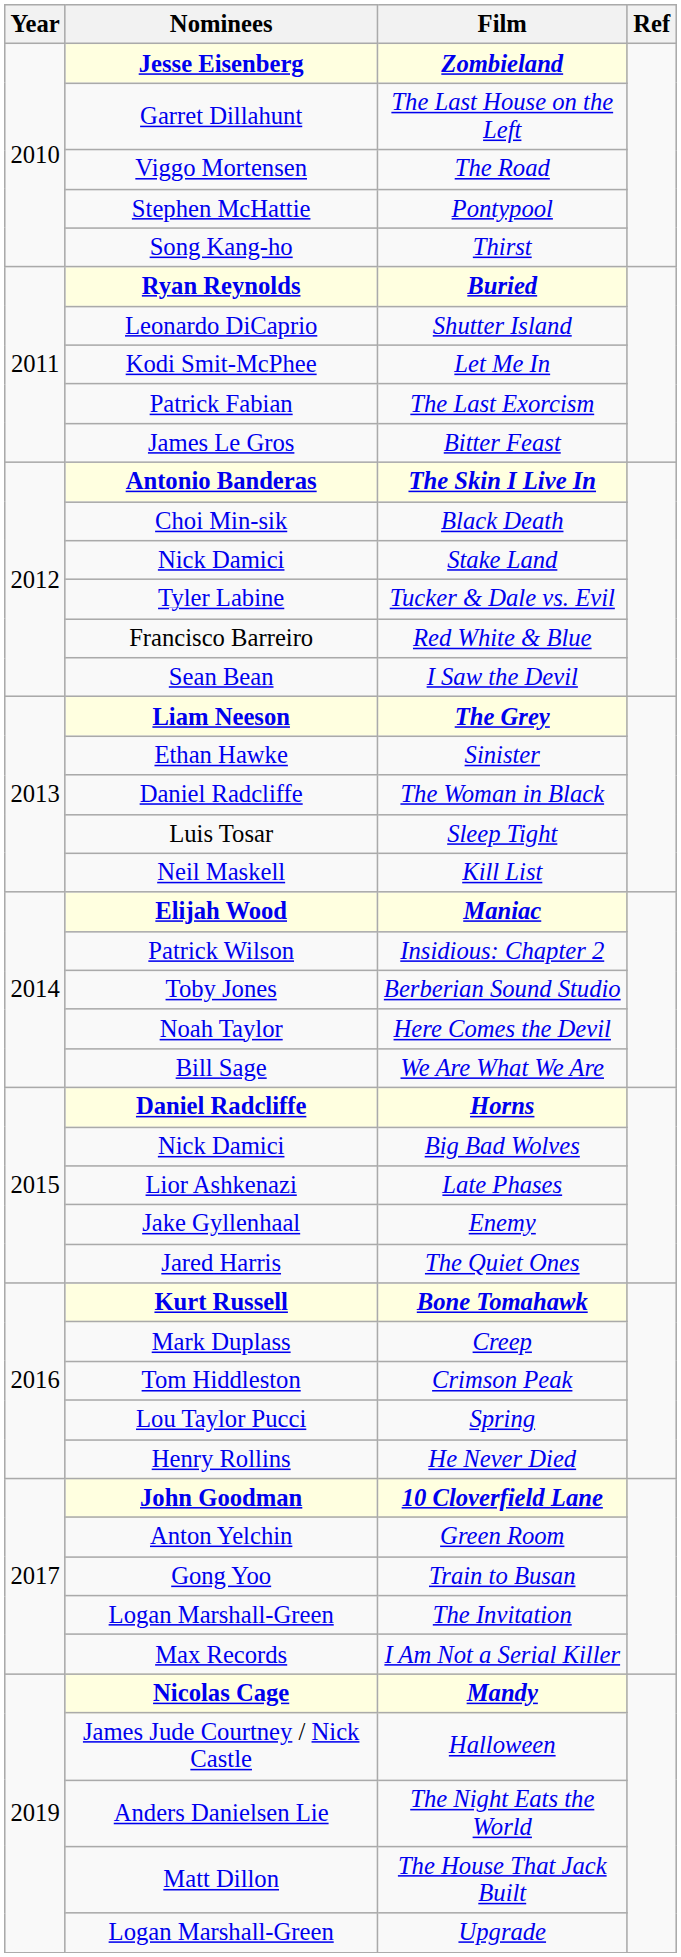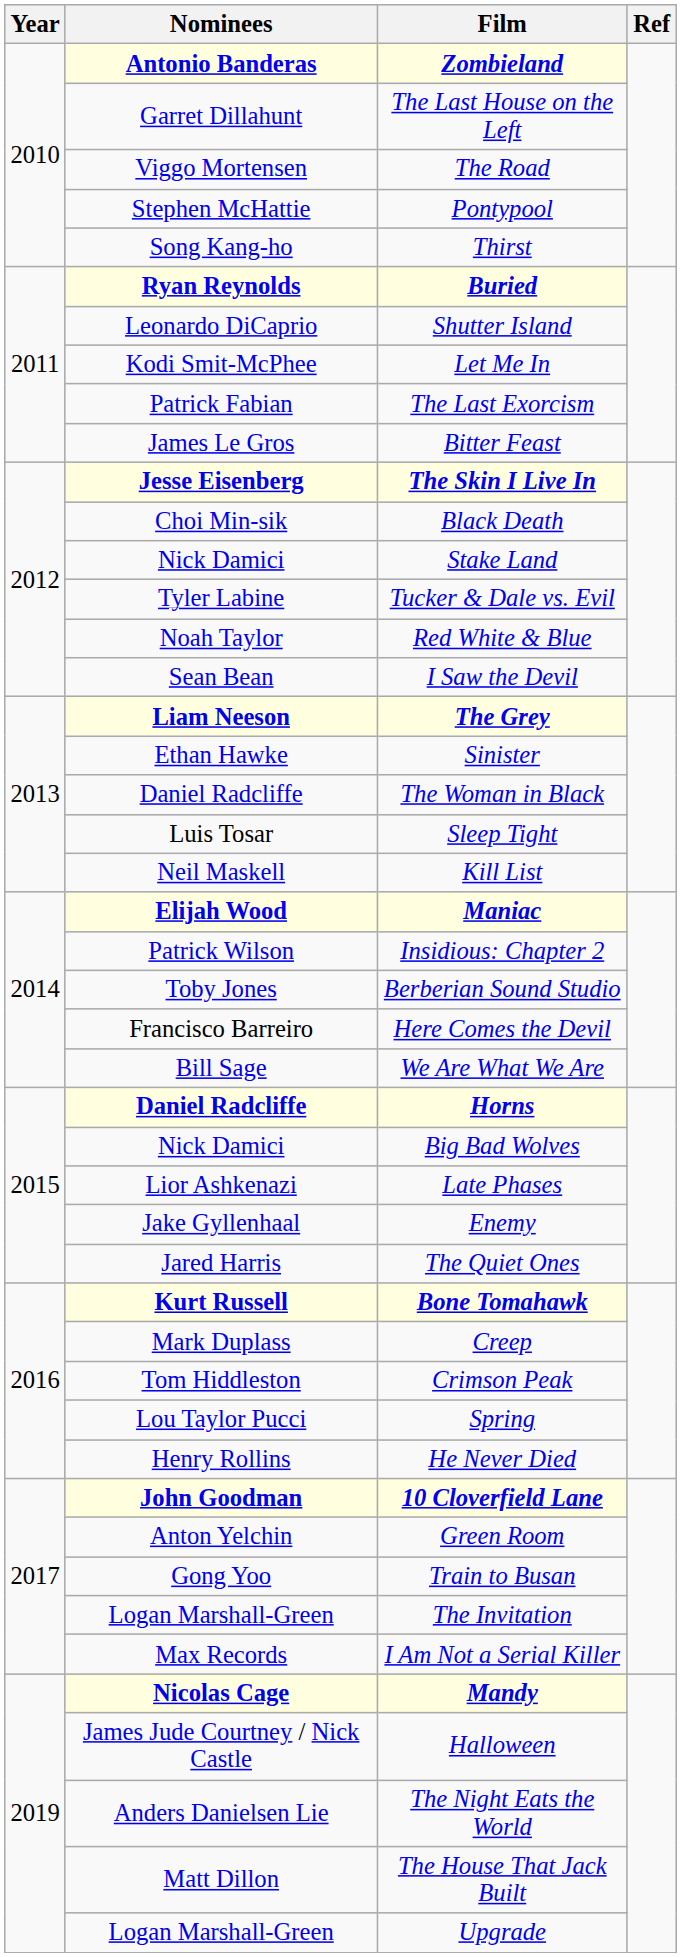(221, 63) Jesse Eisenberg -> (221, 63) Antonio Banderas
(221, 481) Antonio Banderas -> (221, 481) Jesse Eisenberg
(221, 637) Francisco Barreiro -> (221, 637) Noah Taylor
(221, 1028) Noah Taylor -> (221, 1028) Francisco Barreiro
